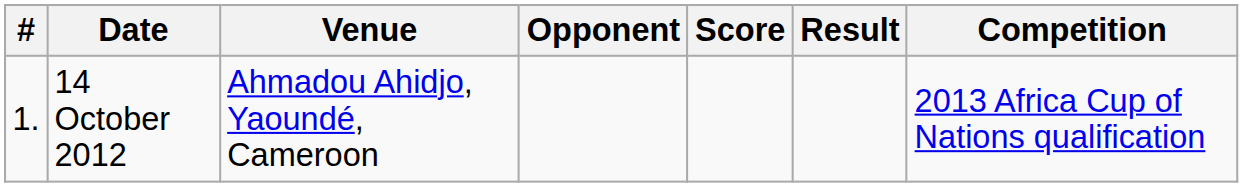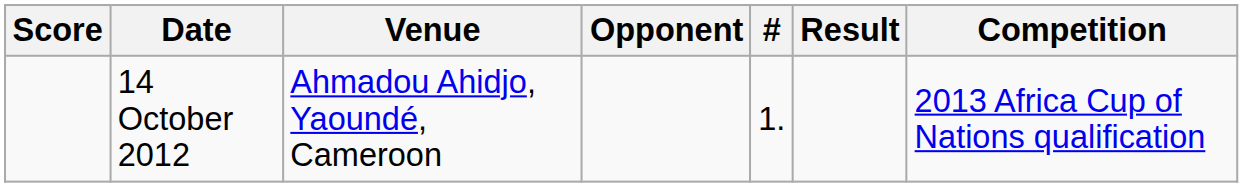columns swapped: (26, 30) <-> (740, 30)
